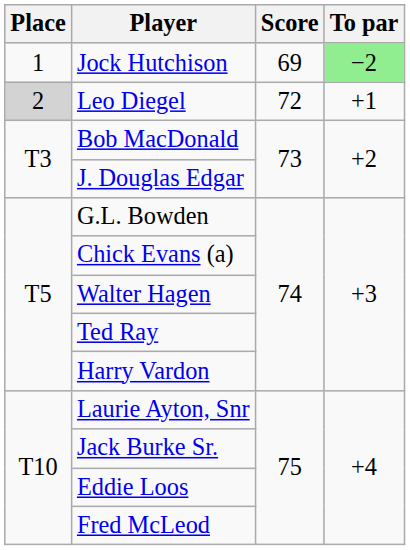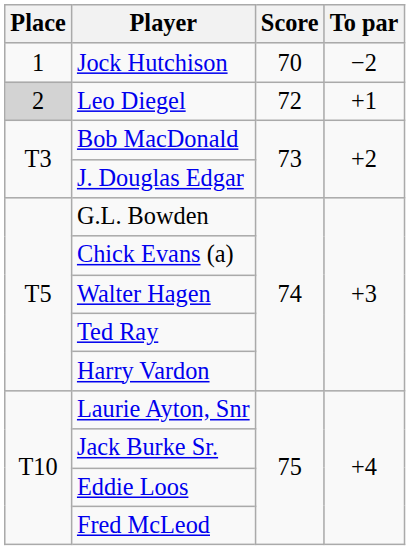(290, 62) 69 -> (290, 62) 70
(364, 62) lightgreen background -> (364, 62) no background
